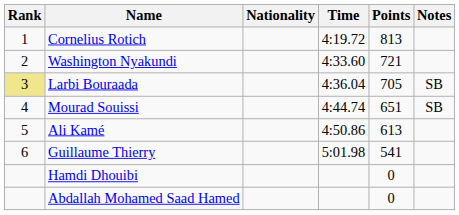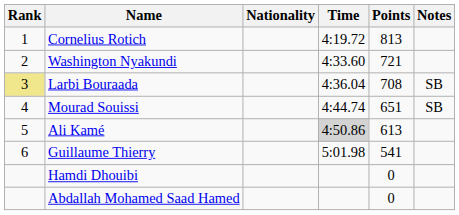(391, 84) 705 -> (391, 84) 708
(343, 130) no background -> (343, 130) lightgrey background
